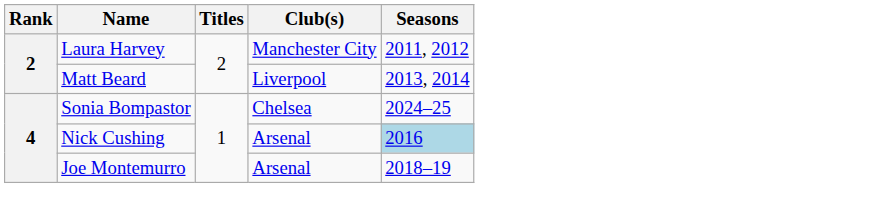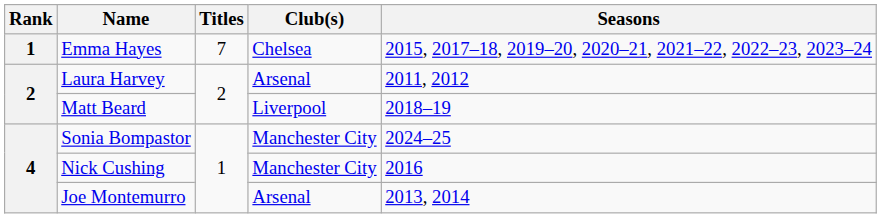+ row: (111, 49)
(314, 49) Manchester City -> (281, 78) Arsenal
(427, 78) 2013, 2014 -> (418, 108) 2018–19
(282, 108) Chelsea -> (314, 138) Manchester City
(281, 138) Arsenal -> (314, 167) Manchester City
(404, 138) lightblue background -> (404, 167) no background
(418, 167) 2018–19 -> (427, 197) 2013, 2014
